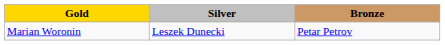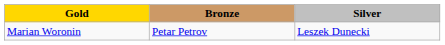columns swapped: (222, 13) <-> (367, 13)
